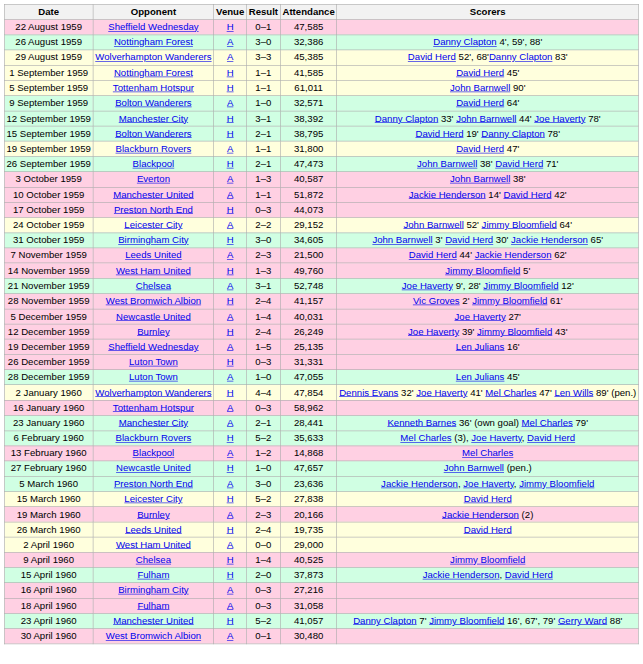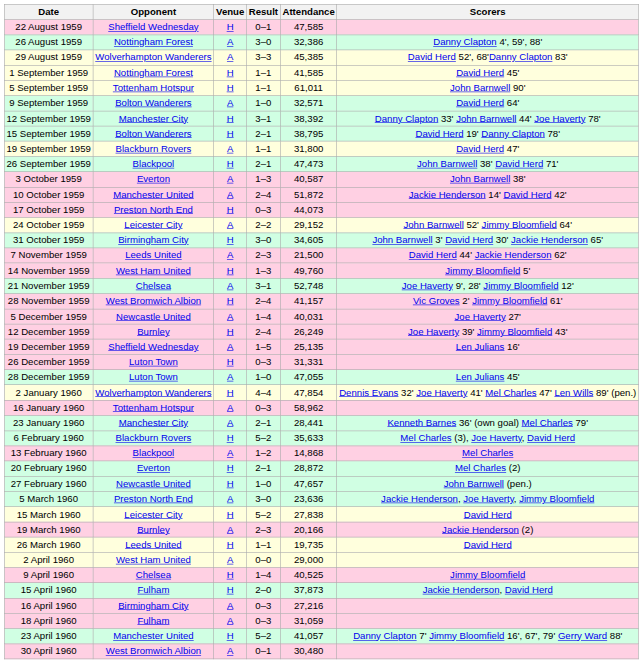(263, 194) 1–1 -> (263, 194) 2–4
+ row: (49, 468)
(263, 529) 2–4 -> (263, 544) 1–1
(309, 605) 31,058 -> (309, 621) 31,059
